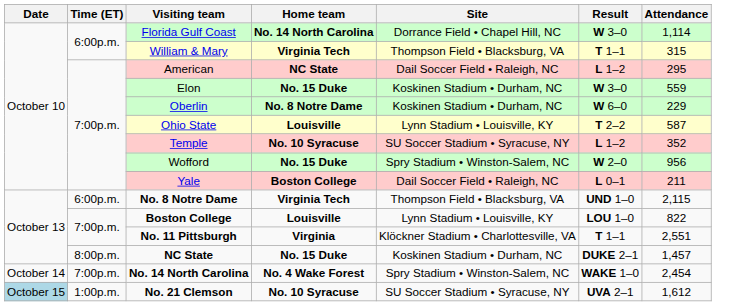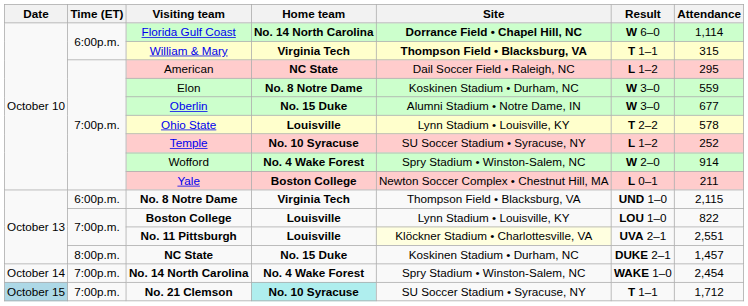(477, 32) normal -> (494, 32) bold
(610, 32) W 3–0 -> (643, 32) W 6–0
(477, 51) normal -> (494, 51) bold
(314, 88) No. 15 Duke -> (314, 88) No. 8 Notre Dame
(314, 106) No. 8 Notre Dame -> (314, 106) No. 15 Duke
(477, 106) Koskinen Stadium • Durham, NC -> (494, 106) Alumni Stadium • Notre Dame, IN
(610, 106) W 6–0 -> (643, 106) W 3–0
(676, 106) 229 -> (709, 106) 677
(676, 125) 587 -> (709, 125) 578
(676, 144) 352 -> (709, 144) 252
(314, 162) No. 15 Duke -> (314, 162) No. 4 Wake Forest
(676, 162) 956 -> (709, 162) 914
(477, 181) Dail Soccer Field • Raleigh, NC -> (494, 181) Newton Soccer Complex • Chestnut Hill, MA
(314, 236) Virginia -> (314, 236) Louisville
(477, 236) no background -> (494, 236) lightyellow background
(610, 236) T 1–1 -> (643, 236) UVA 2–1
(97, 292) 1:00p.m. -> (97, 292) 7:00p.m.
(314, 292) no background -> (314, 292) paleturquoise background
(610, 292) UVA 2–1 -> (643, 292) T 1–1
(676, 292) 1,612 -> (709, 292) 1,712
